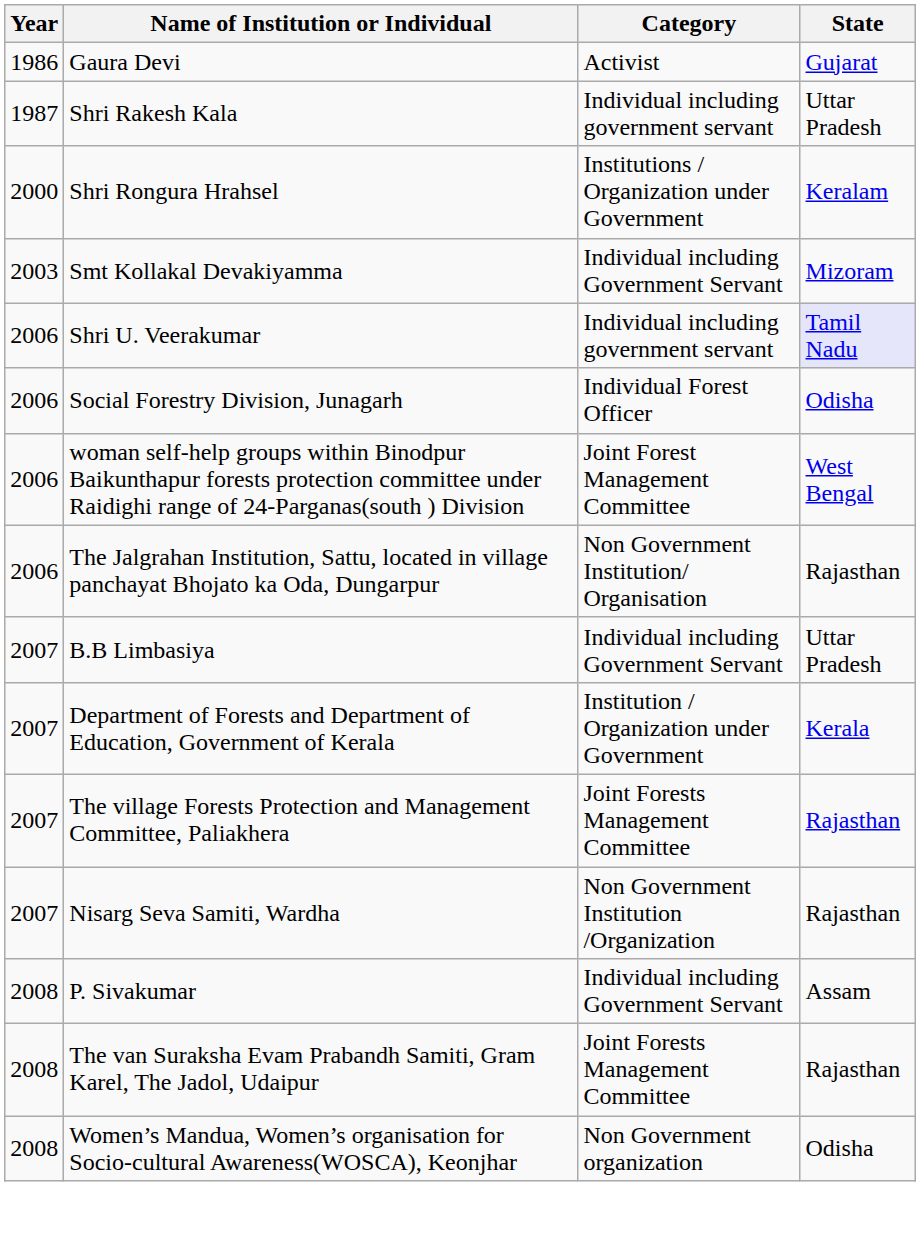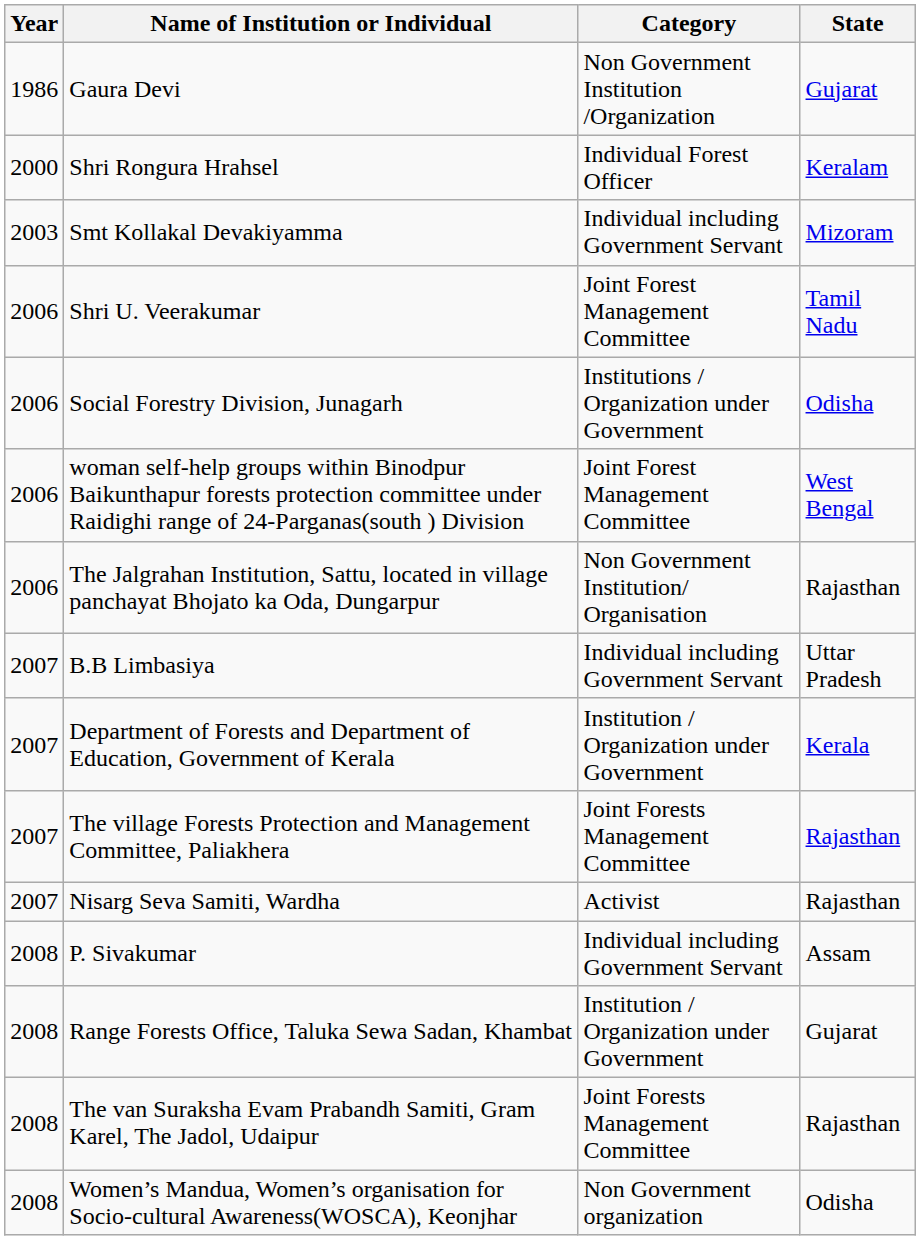(621, 61) Activist -> (667, 88) Non Government Institution /Organization
- row: (153, 113)
(676, 191) Institutions / Organization under Government -> (666, 167) Individual Forest Officer
(681, 335) Individual including government servant -> (646, 310) Joint Forest Management Committee
(833, 335) lavender background -> (833, 310) no background
(666, 400) Individual Forest Officer -> (676, 402) Institutions / Organization under Government
(667, 912) Non Government Institution /Organization -> (621, 901) Activist
+ row: (321, 1031)
